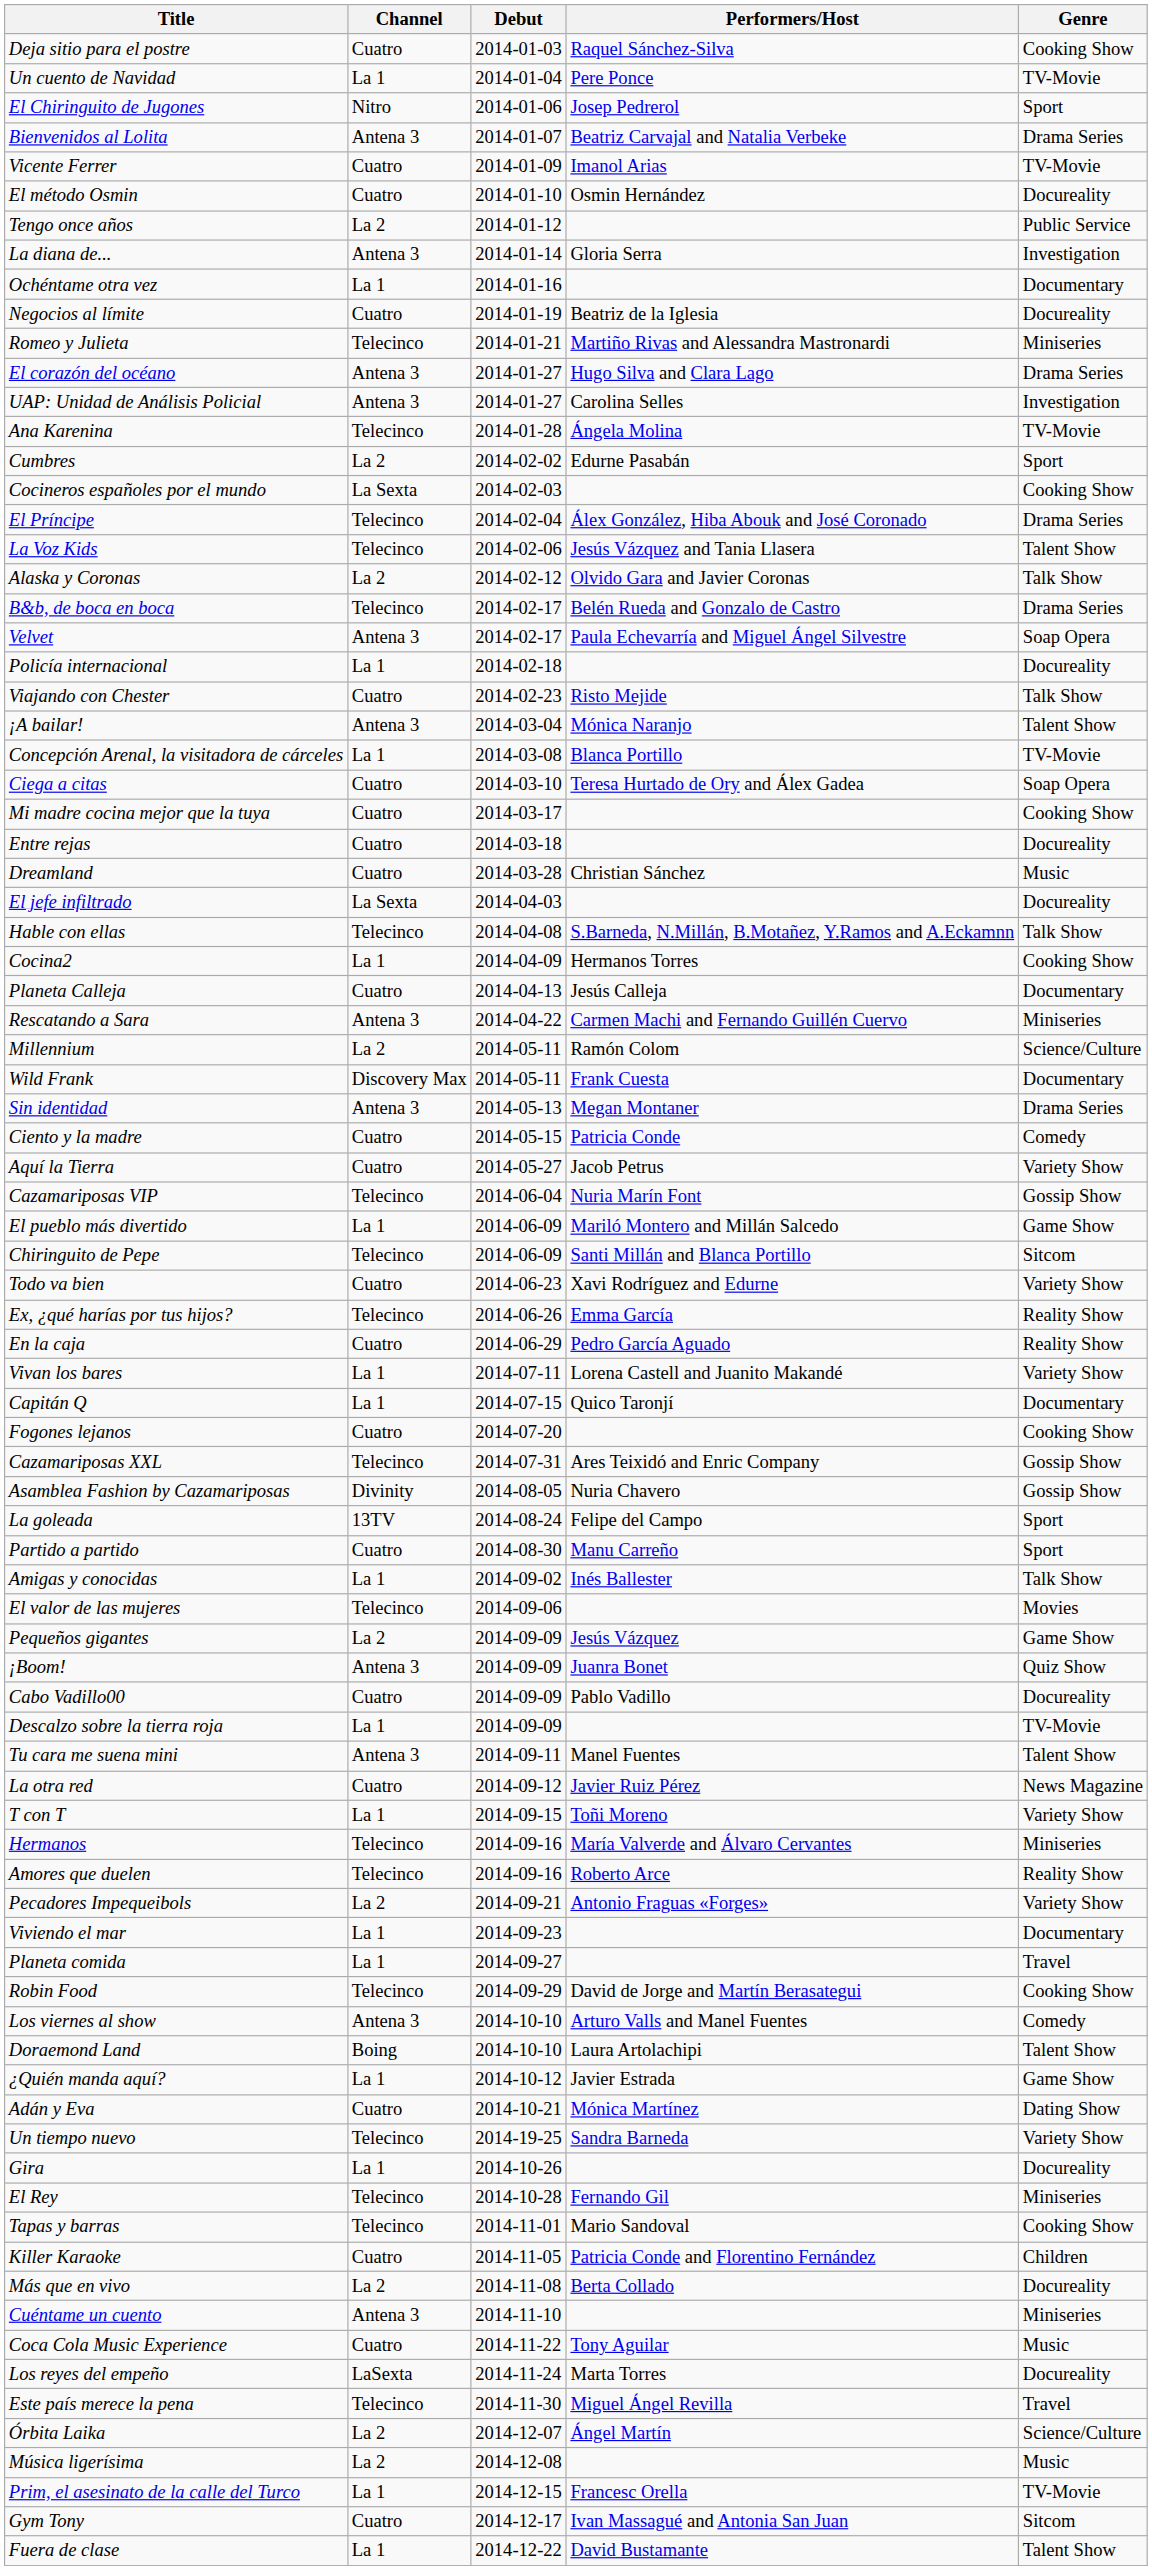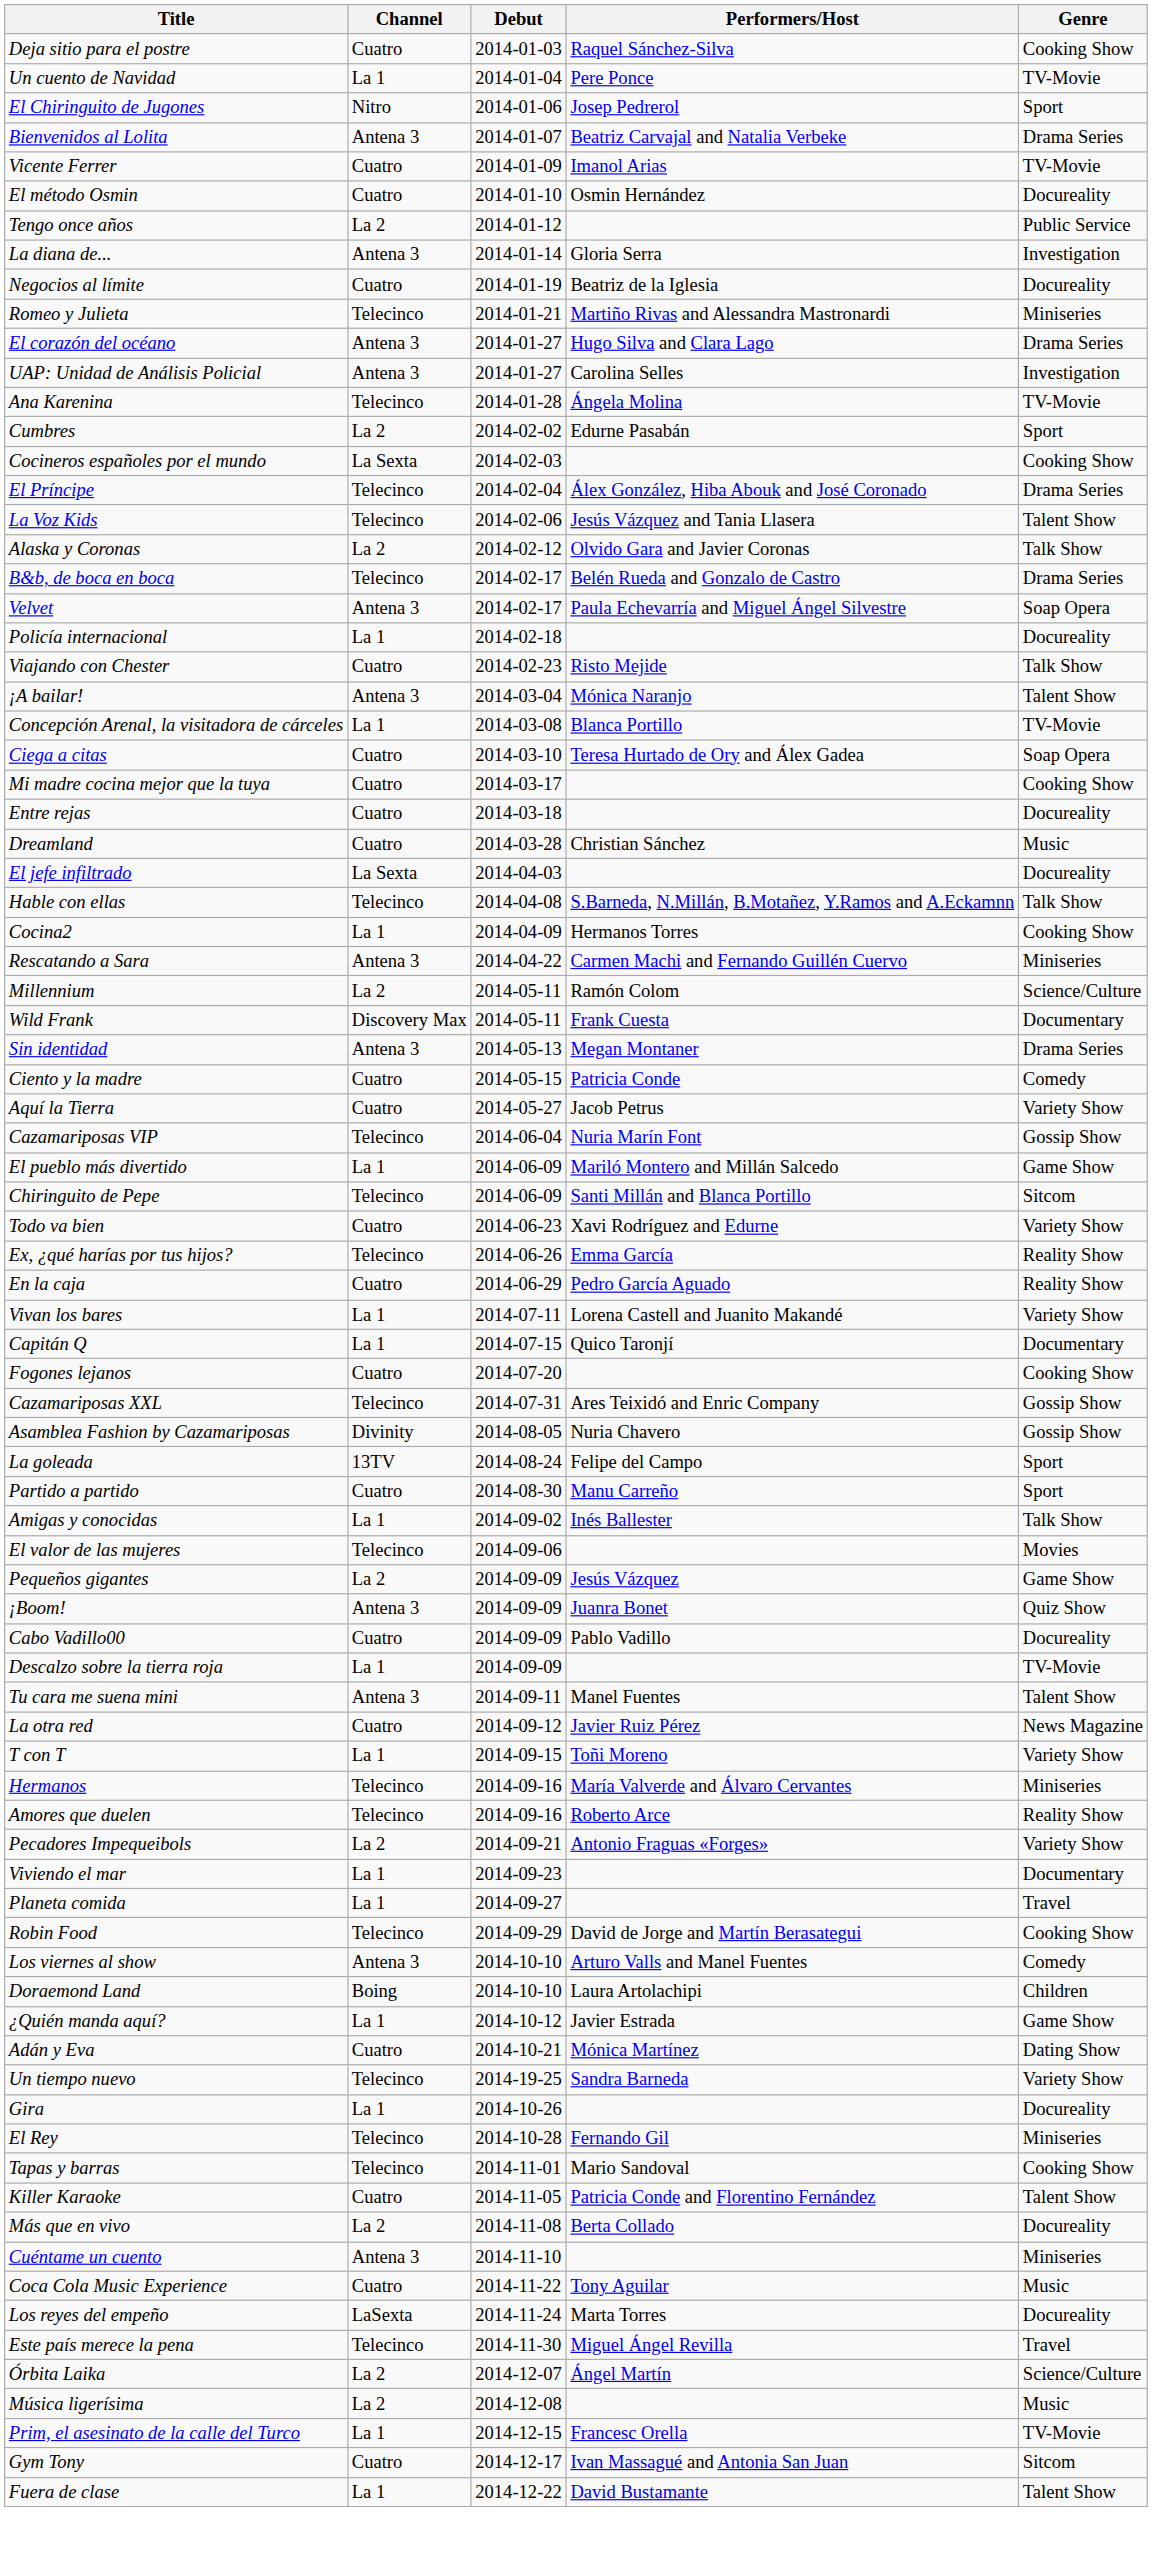- row: (83, 284)
- row: (67, 990)
(1069, 2050) Talent Show -> (1055, 1991) Children
(1055, 2256) Children -> (1069, 2197) Talent Show
